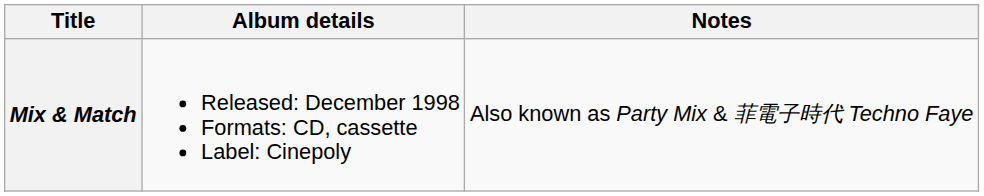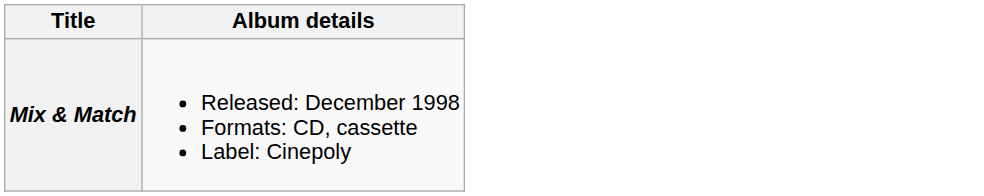- column: (722, 21)
